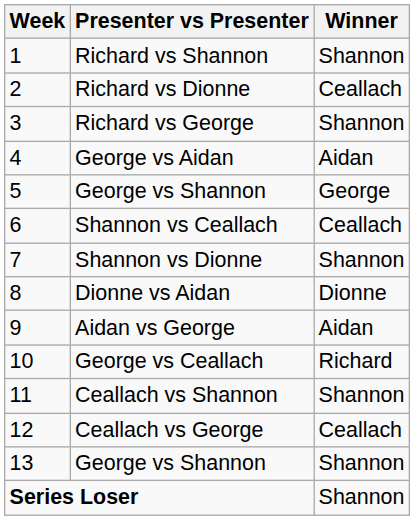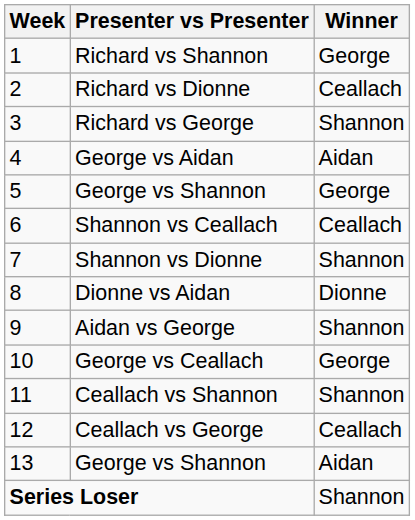(362, 55) Shannon -> (354, 55) George
(346, 327) Aidan -> (362, 327) Shannon
(356, 361) Richard -> (354, 361) George
(362, 463) Shannon -> (346, 463) Aidan
